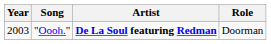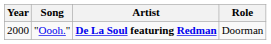(18, 30) 2003 -> (18, 30) 2000
